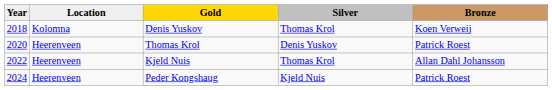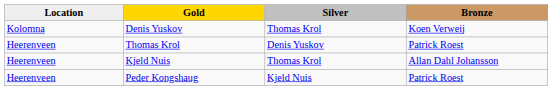- column: (17, 12)
